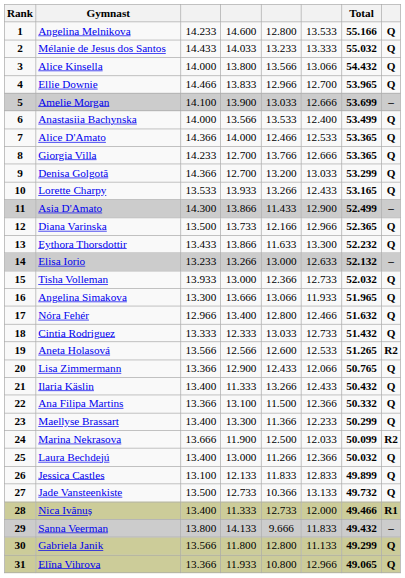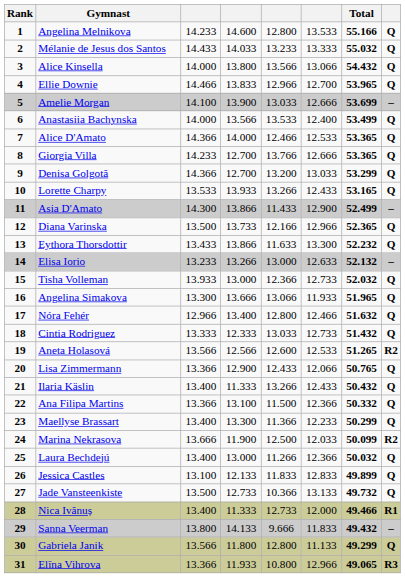(391, 564) Q -> (391, 564) R3
